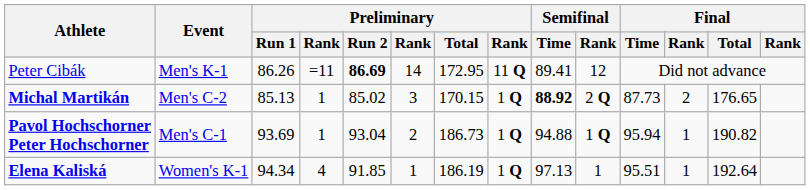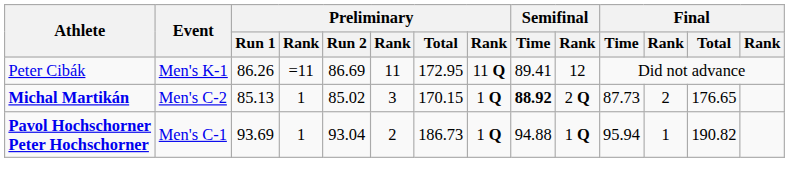(367, 71) bold -> (347, 71) normal
(413, 71) 14 -> (392, 71) 11
- row: (57, 171)
